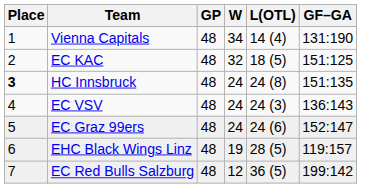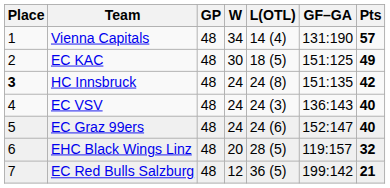+ column: (371, 15)
(235, 60) 32 -> (235, 60) 30
(235, 149) 19 -> (235, 149) 20
